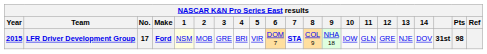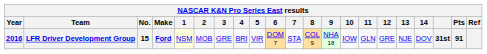(14, 39) 2015 -> (14, 39) 2016
(145, 39) 17 -> (145, 39) 15
(295, 39) bold -> (294, 39) normal
(459, 39) 98 -> (459, 39) 91
